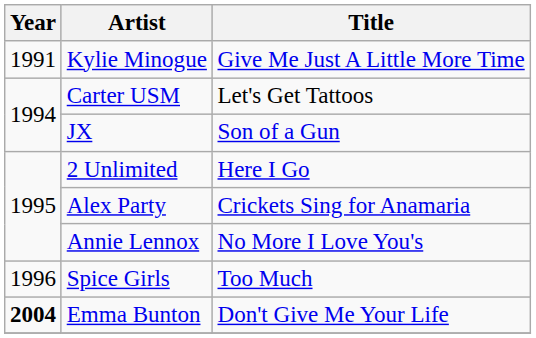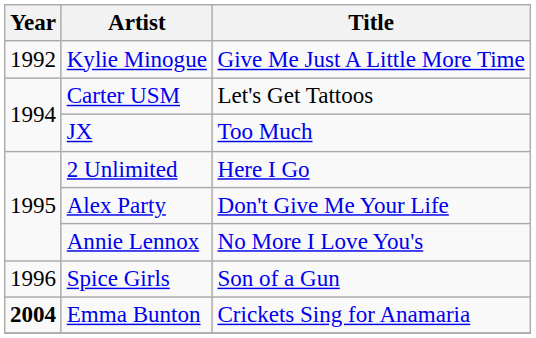(33, 59) 1991 -> (33, 59) 1992
(279, 132) Son of a Gun -> (265, 132) Too Much
(344, 205) Crickets Sing for Anamaria -> (333, 205) Don't Give Me Your Life
(265, 278) Too Much -> (279, 278) Son of a Gun
(333, 315) Don't Give Me Your Life -> (344, 315) Crickets Sing for Anamaria
